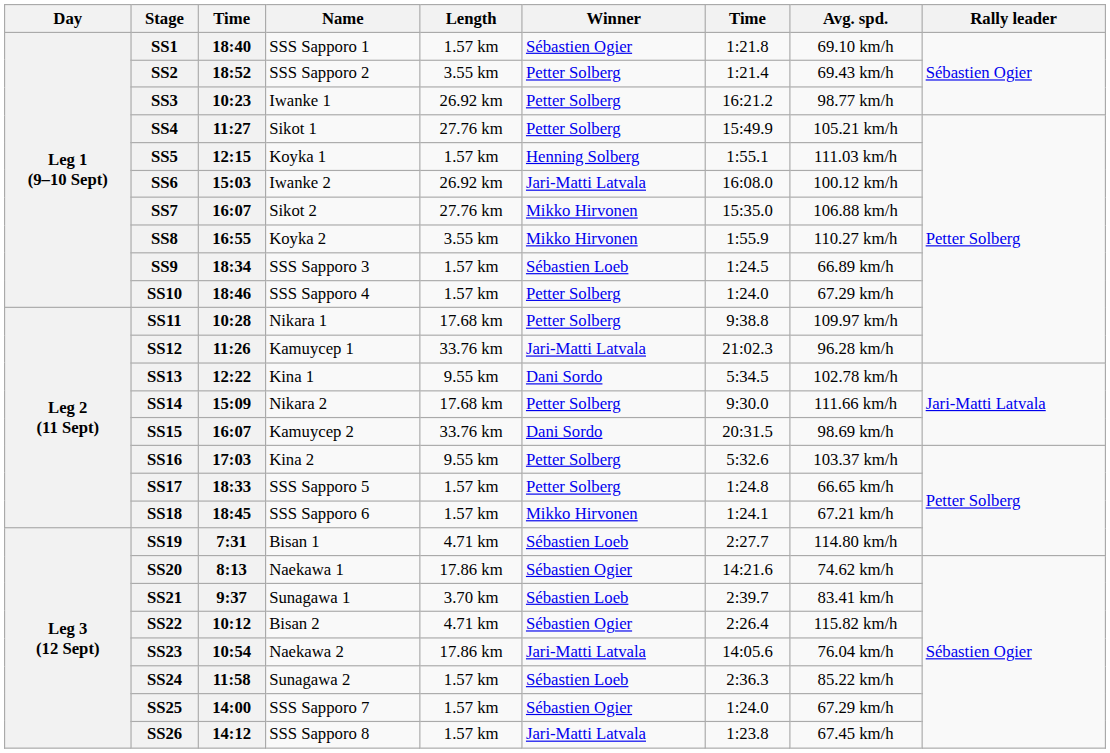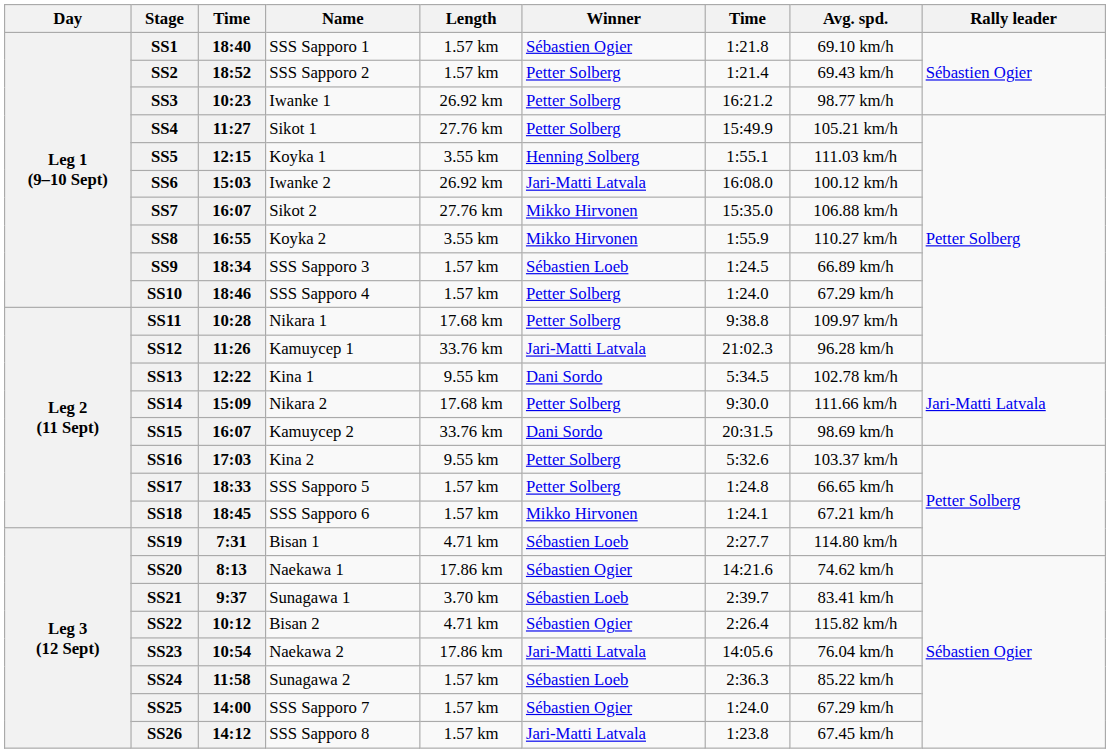(471, 73) 3.55 km -> (471, 73) 1.57 km
(471, 156) 1.57 km -> (471, 156) 3.55 km
